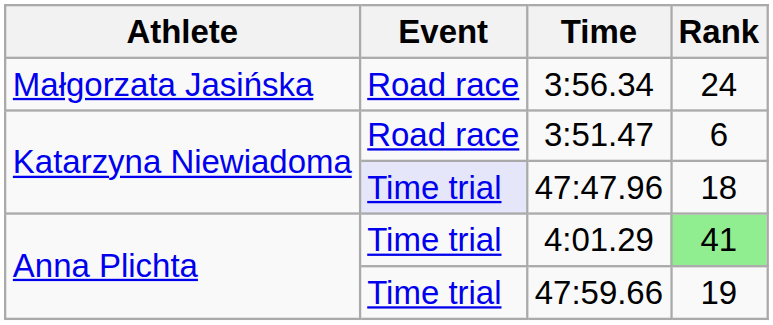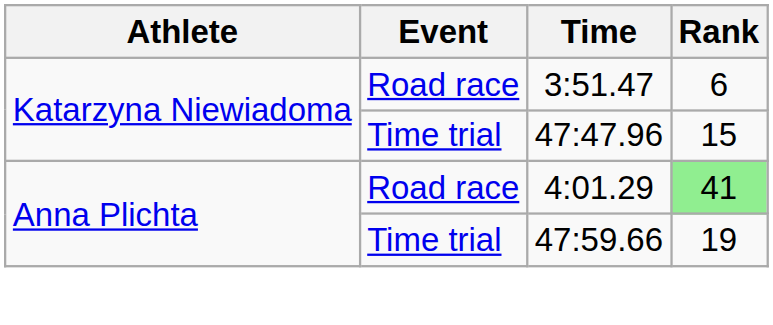- row: (599, 84)
(434, 188) lavender background -> (434, 136) no background
(719, 188) 18 -> (719, 136) 15
(434, 240) Time trial -> (443, 188) Road race
